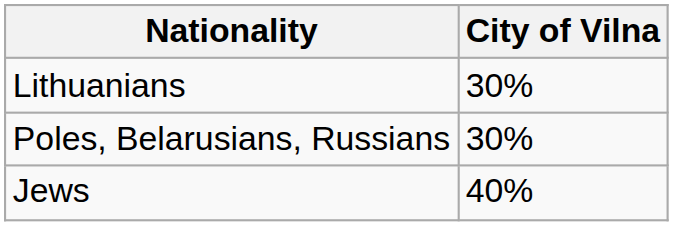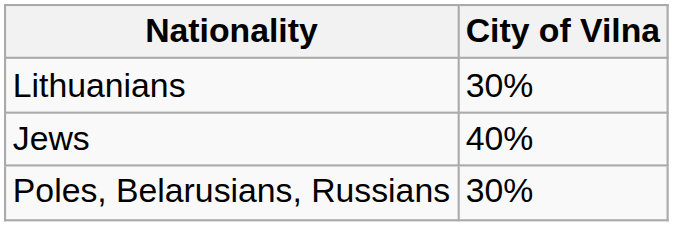rows swapped: (51, 191) <-> (231, 138)
